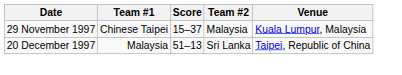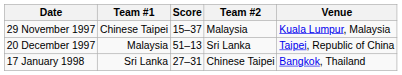+ row: (45, 62)
